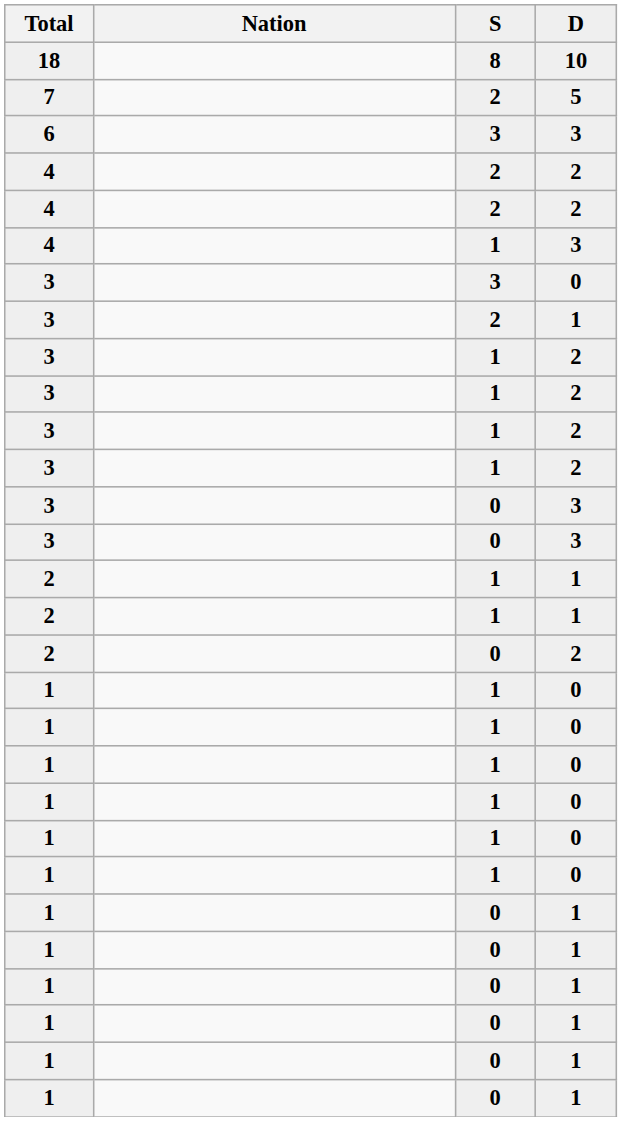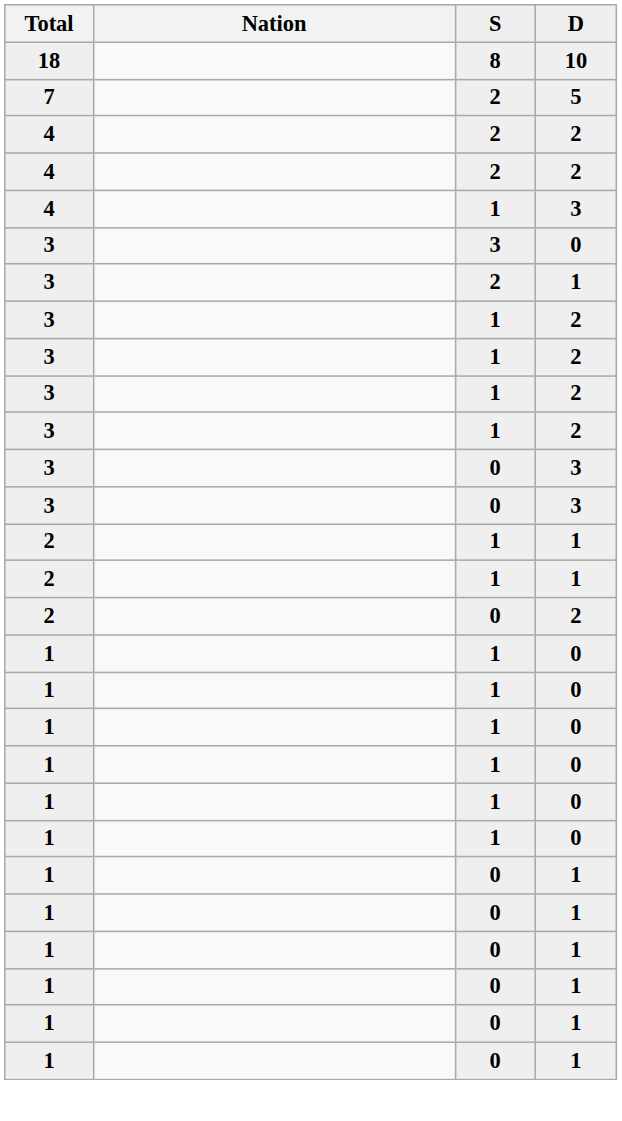- row: (49, 134)
